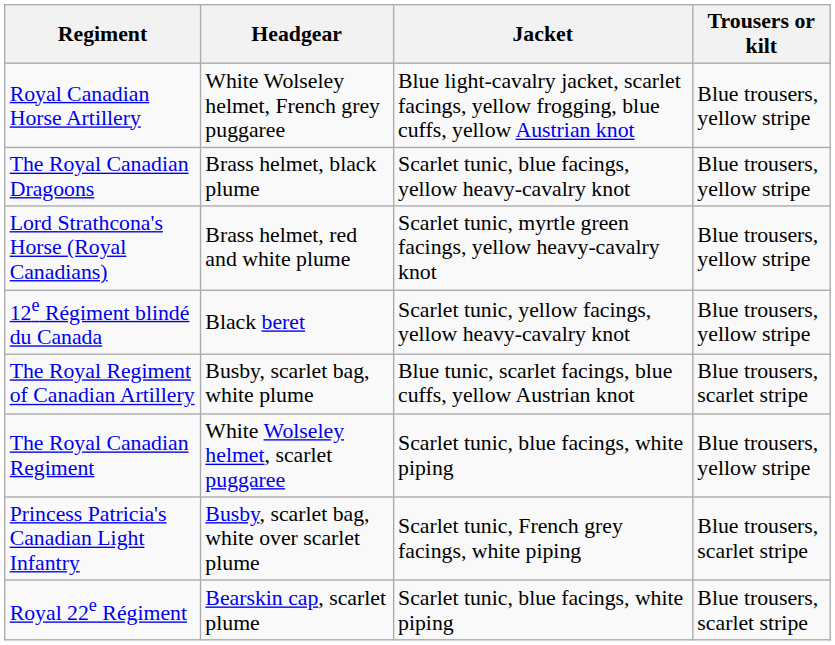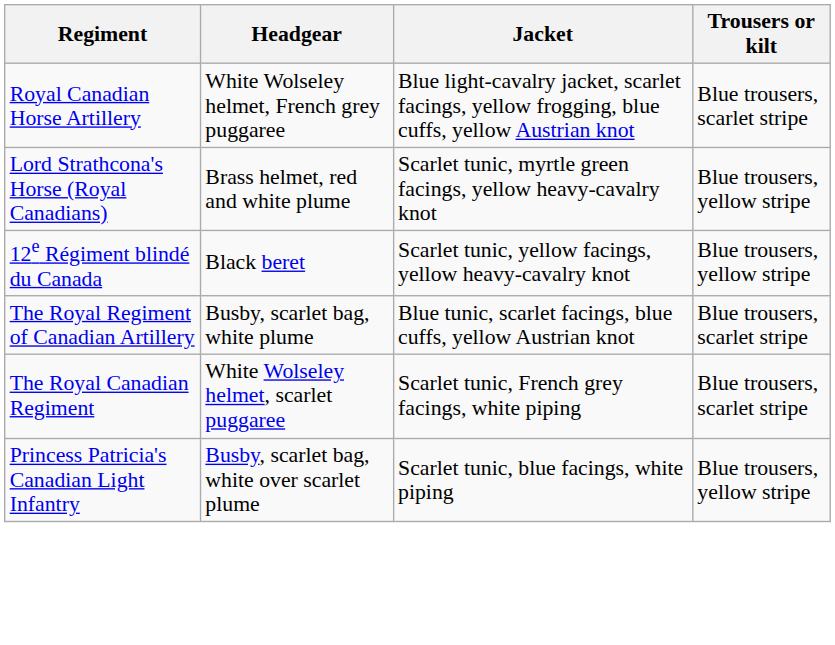(758, 105) Blue trousers, yellow stripe -> (758, 105) Blue trousers, scarlet stripe
- row: (99, 176)
(541, 455) Scarlet tunic, blue facings, white piping -> (510, 396) Scarlet tunic, French grey facings, white piping
(758, 455) Blue trousers, yellow stripe -> (758, 396) Blue trousers, scarlet stripe
(510, 538) Scarlet tunic, French grey facings, white piping -> (541, 479) Scarlet tunic, blue facings, white piping
(758, 538) Blue trousers, scarlet stripe -> (758, 479) Blue trousers, yellow stripe
- row: (98, 609)
